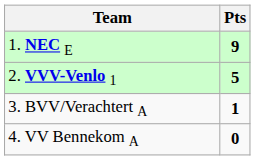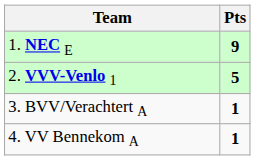(235, 139) 0 -> (235, 139) 1
